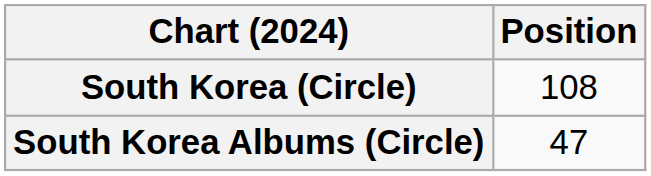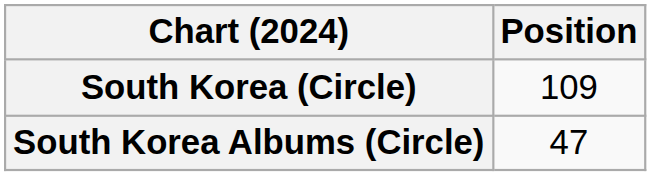(569, 87) 108 -> (569, 87) 109
